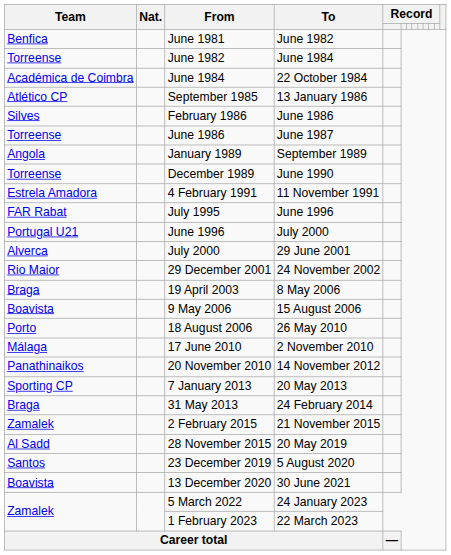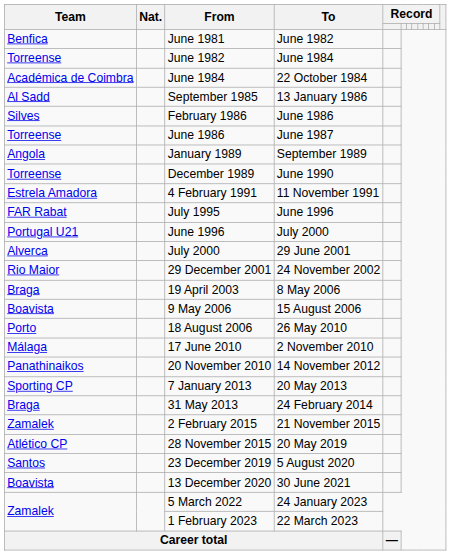(37, 96) Atlético CP -> (28, 96) Al Sadd
(28, 444) Al Sadd -> (37, 444) Atlético CP
